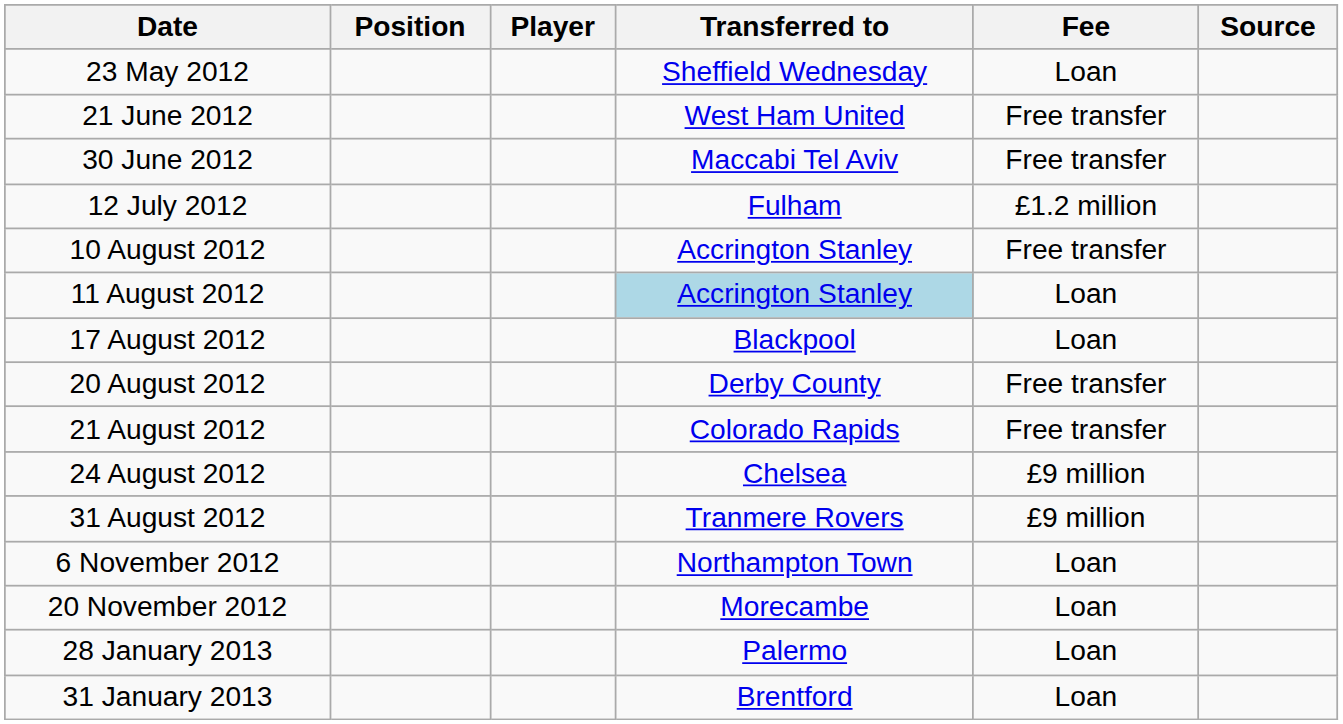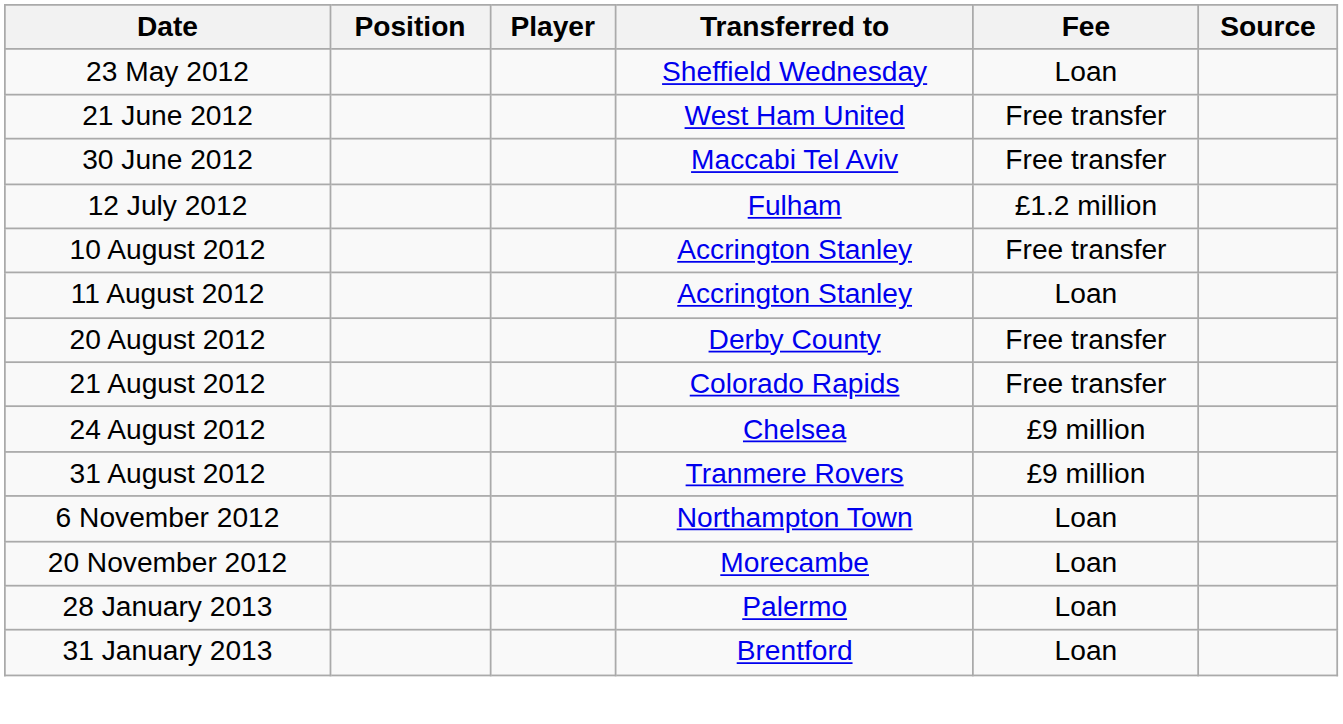(795, 294) lightblue background -> (795, 294) no background
- row: (167, 339)
